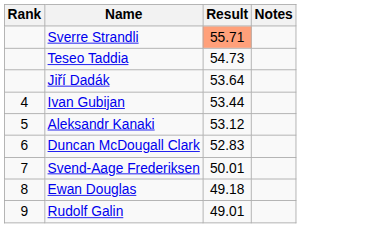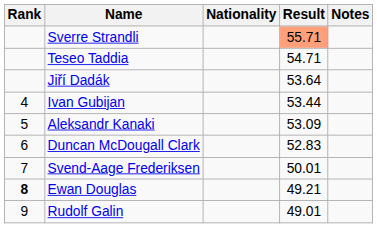+ column: (241, 15)
(227, 59) 54.73 -> (304, 59) 54.71
(227, 124) 53.12 -> (304, 124) 53.09
(24, 189) normal -> (24, 189) bold
(227, 189) 49.18 -> (304, 189) 49.21
